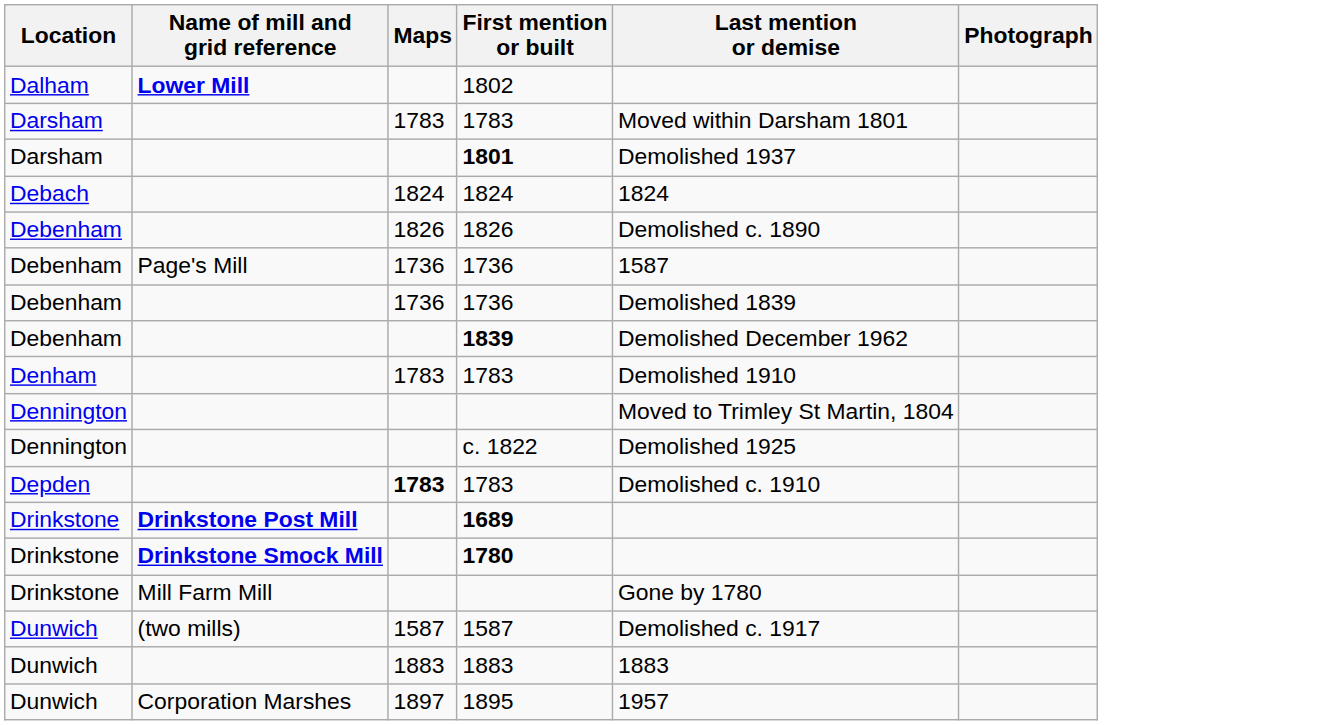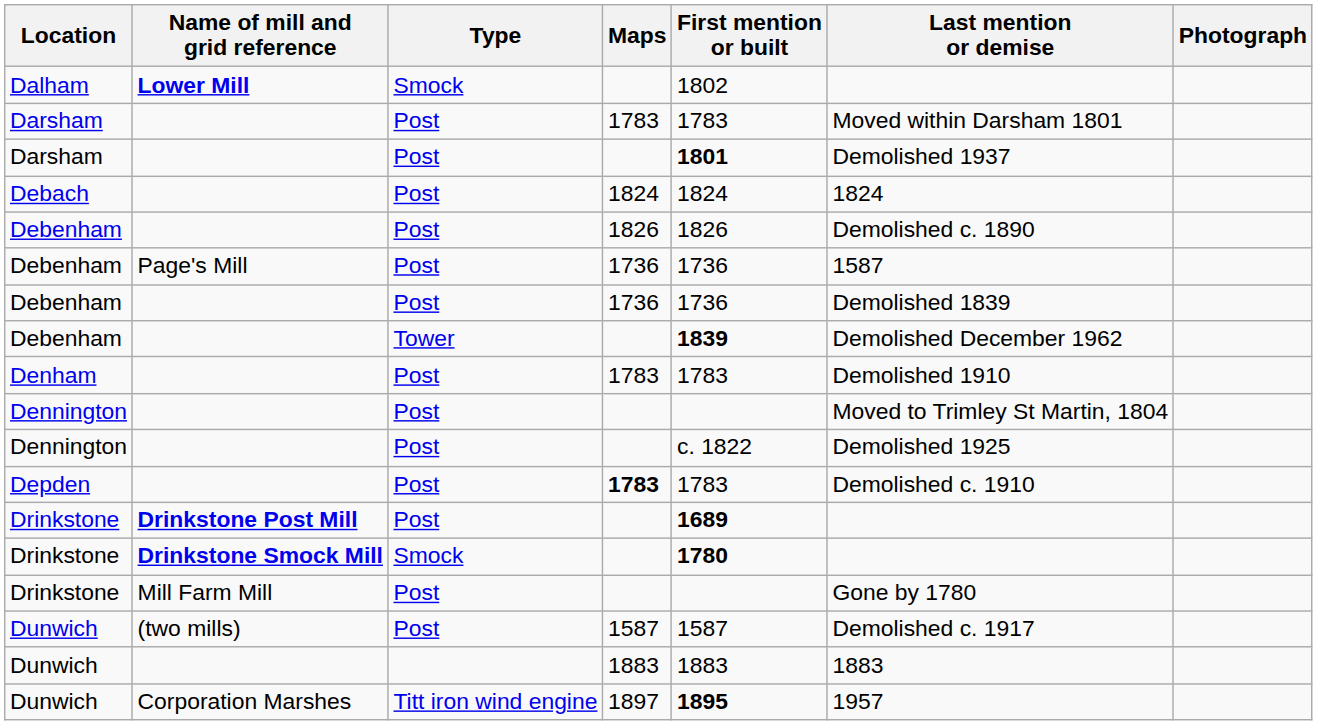+ column: (495, 35)
(488, 701) normal -> (702, 701) bold
